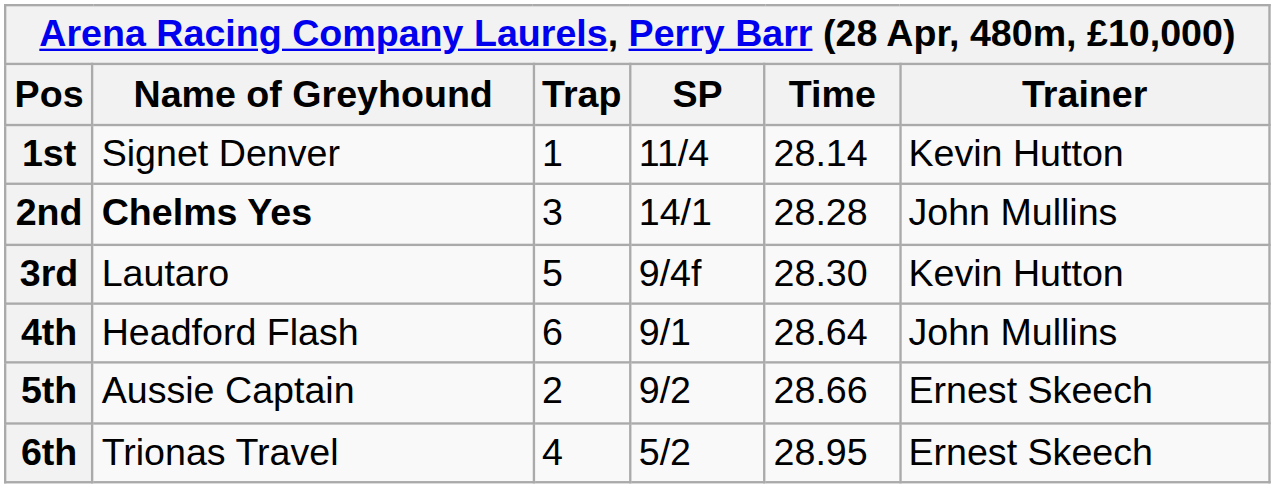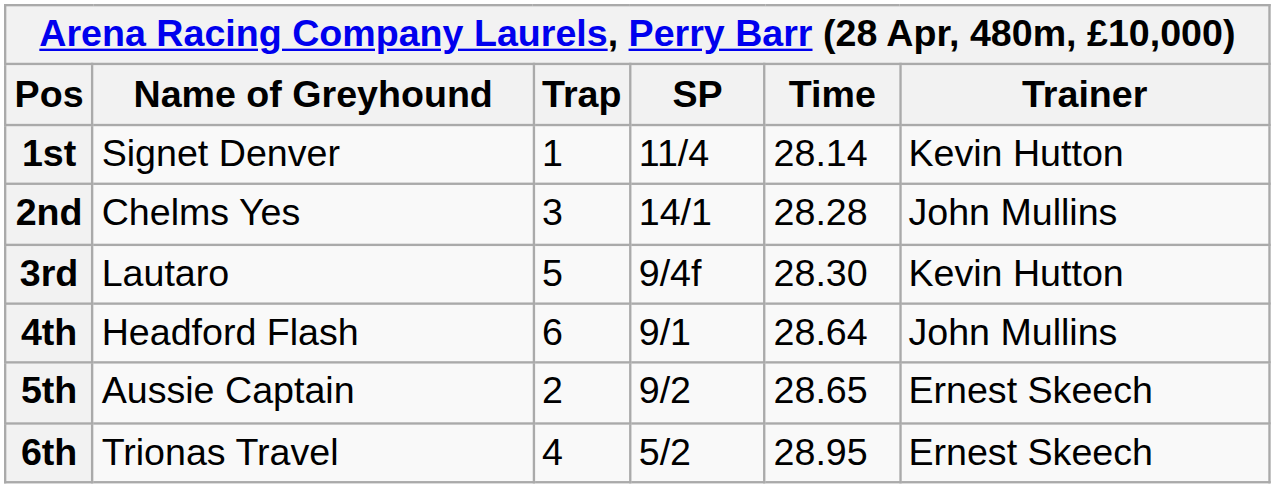(207, 213) bold -> (201, 213) normal
(821, 392) 28.66 -> (821, 392) 28.65
